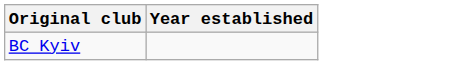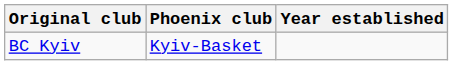+ column: (211, 19)
